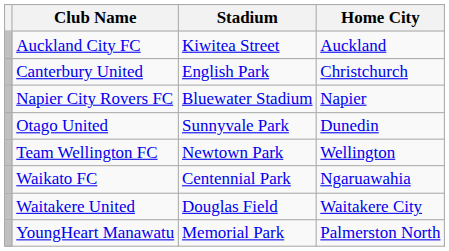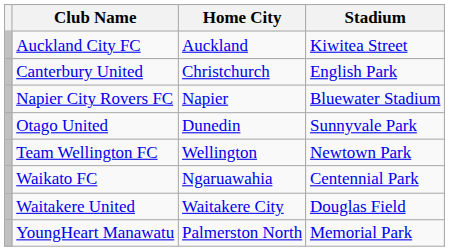columns swapped: (380, 17) <-> (247, 17)
